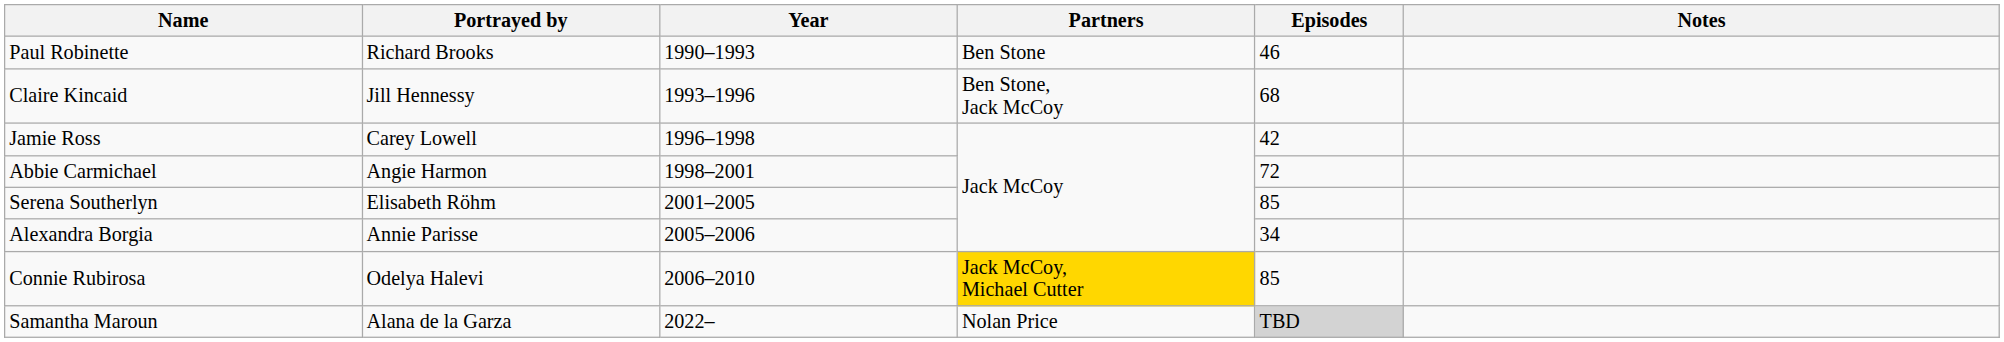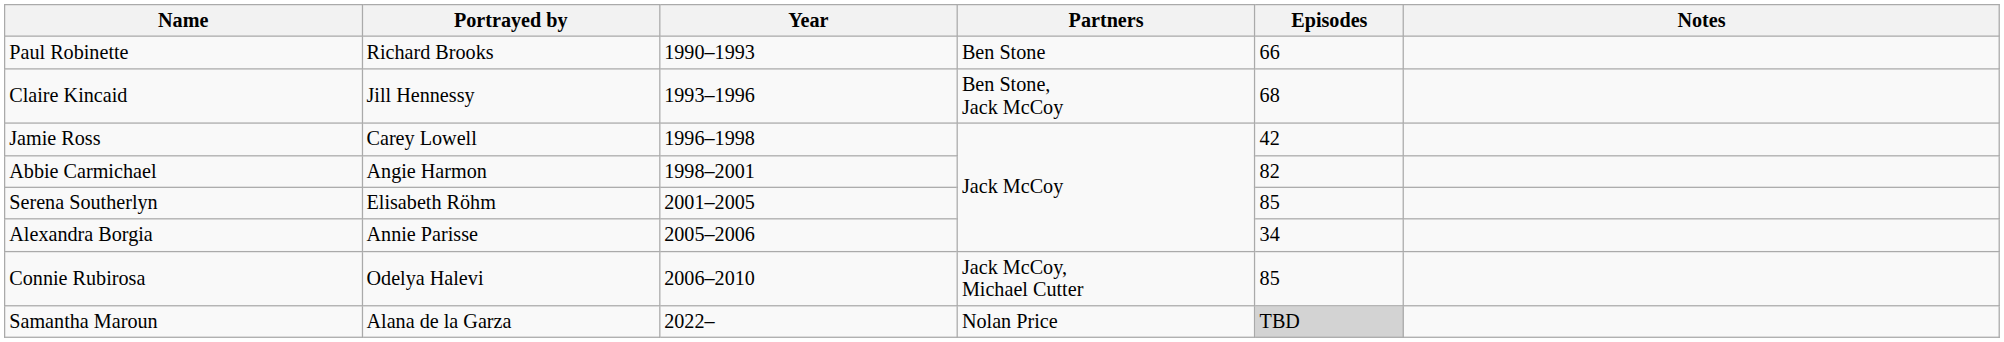(1270, 52) 46 -> (1270, 52) 66
(1270, 171) 72 -> (1270, 171) 82
(1023, 278) gold background -> (1023, 278) no background
